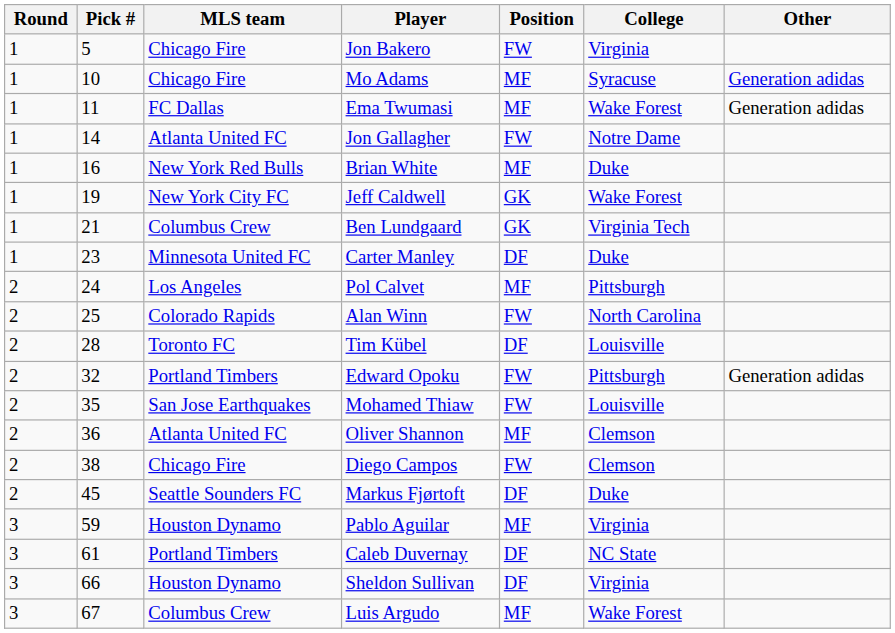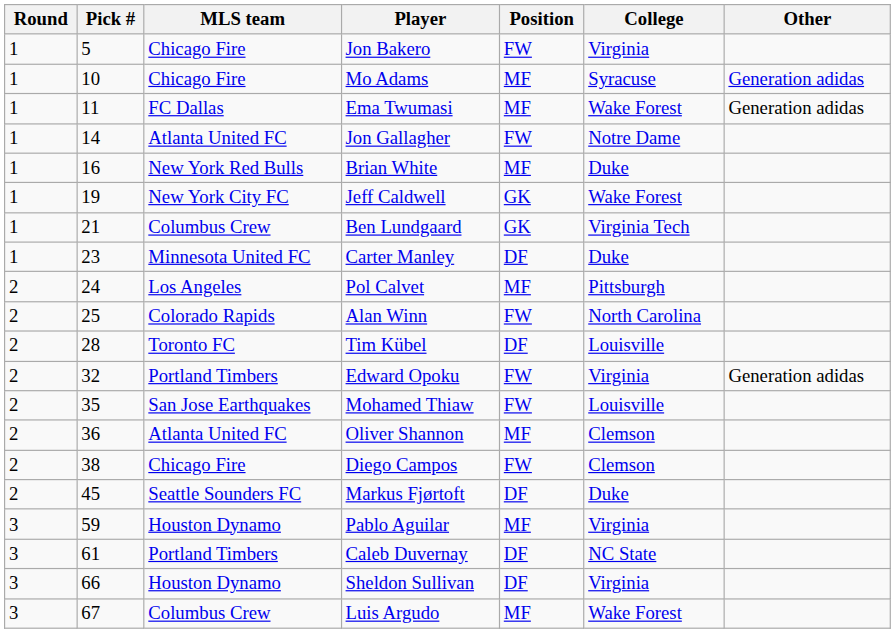(627, 375) Pittsburgh -> (619, 375) Virginia
